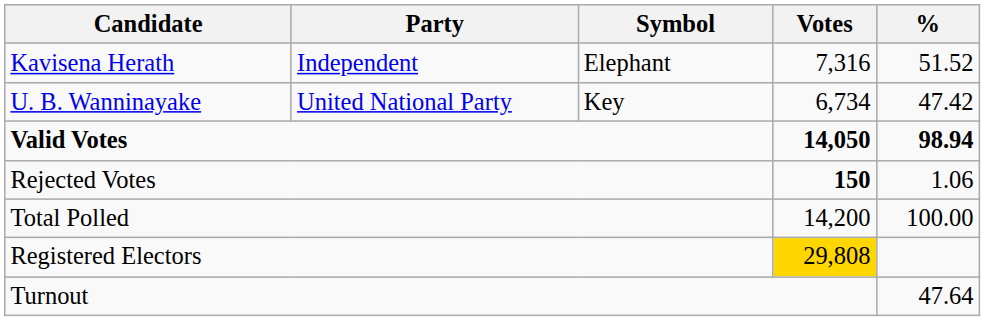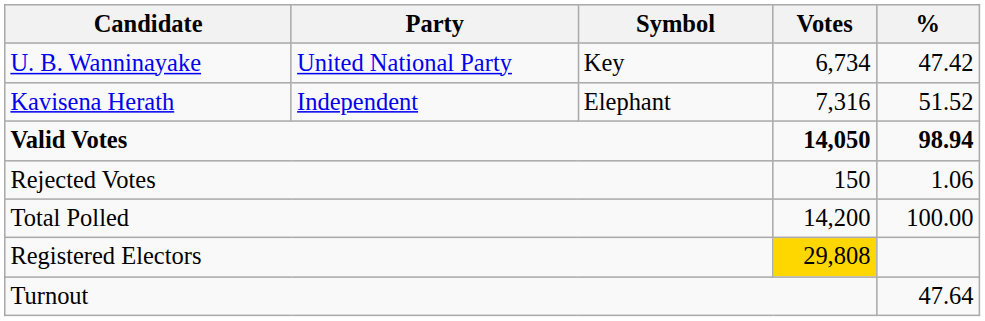rows swapped: (92, 62) <-> (106, 101)
(852, 179) bold -> (852, 179) normal
